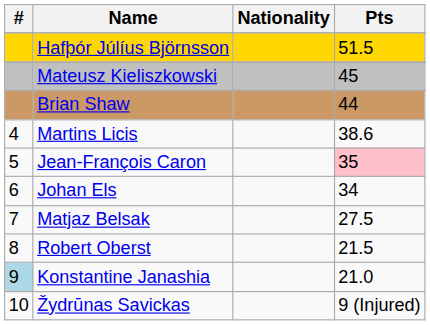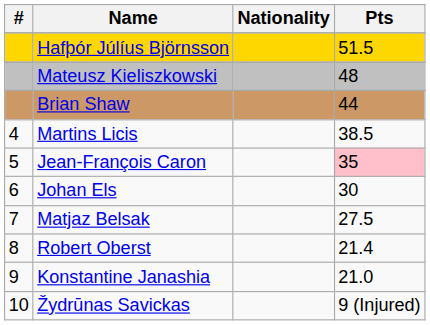(348, 76) 45 -> (348, 76) 48
(356, 133) 38.6 -> (356, 133) 38.5
(348, 190) 34 -> (348, 190) 30
(356, 248) 21.5 -> (356, 248) 21.4
(14, 276) lightblue background -> (14, 276) no background
